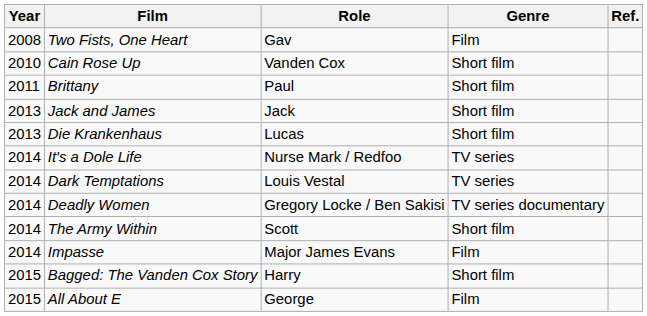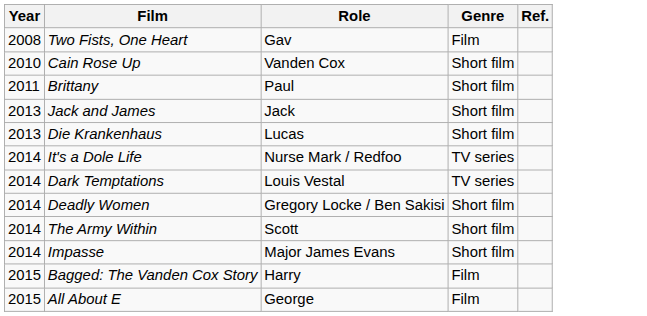(528, 205) TV series documentary -> (483, 205) Short film
(465, 252) Film -> (483, 252) Short film
(483, 275) Short film -> (465, 275) Film
